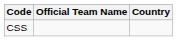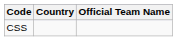columns swapped: (82, 12) <-> (151, 12)
